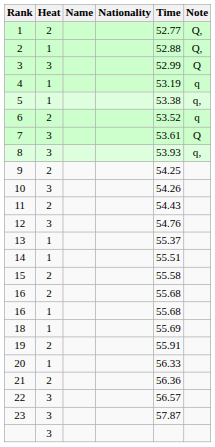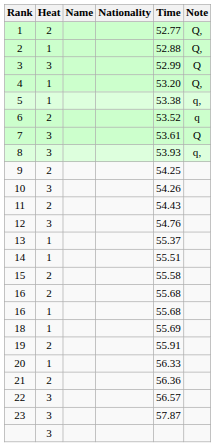(168, 83) 53.19 -> (168, 83) 53.20
(197, 83) q -> (197, 83) Q,
